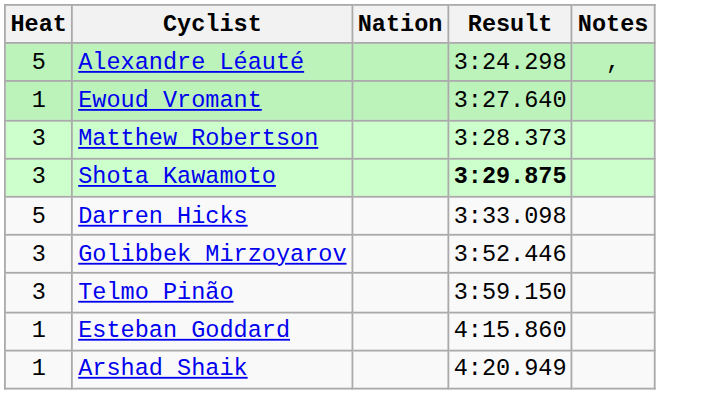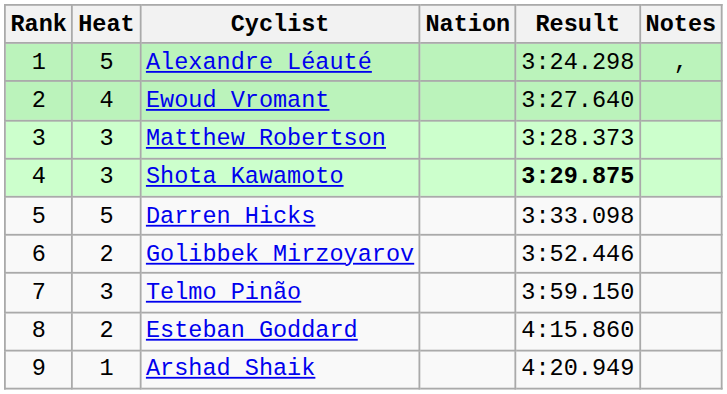+ column: (39, 24)
(39, 101) 1 -> (106, 101) 4
(39, 254) 3 -> (106, 254) 2
(39, 331) 1 -> (106, 331) 2
